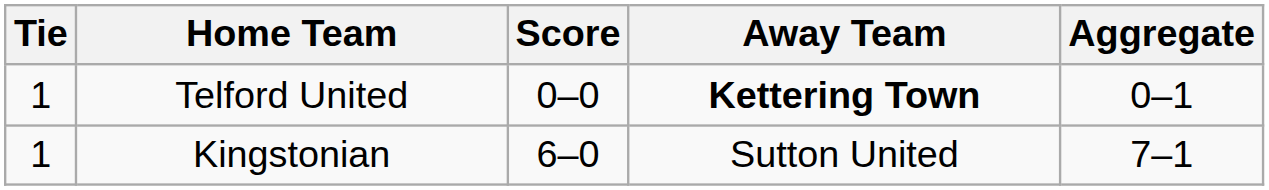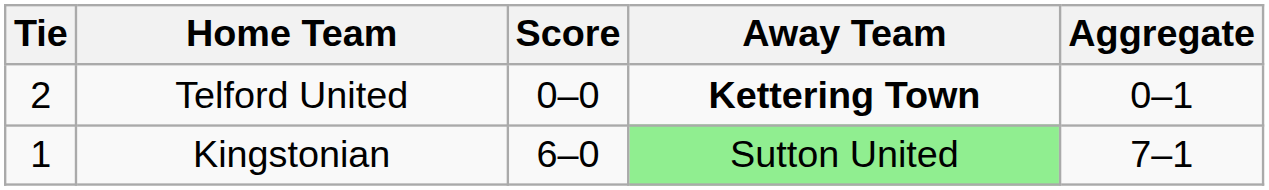(41, 94) 1 -> (41, 94) 2
(844, 154) no background -> (844, 154) lightgreen background
